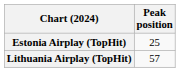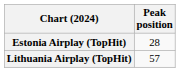(155, 42) 25 -> (155, 42) 28
